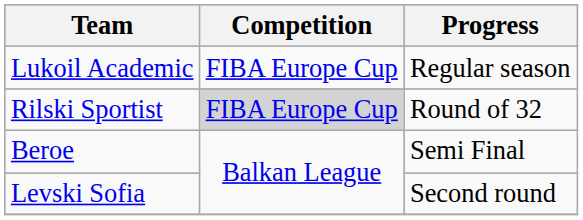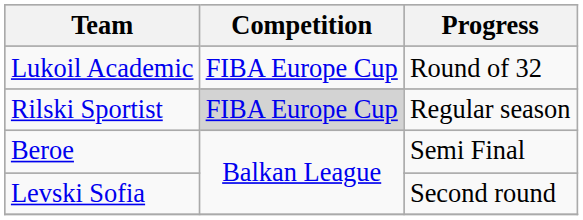(490, 67) Regular season -> (476, 67) Round of 32
(476, 109) Round of 32 -> (490, 109) Regular season
